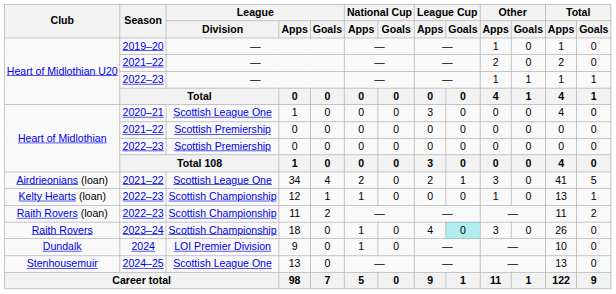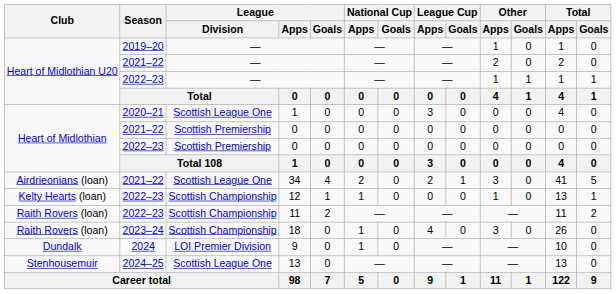(62, 230) Raith Rovers -> (62, 230) Raith Rovers (loan)
(463, 230) paleturquoise background -> (463, 230) no background
